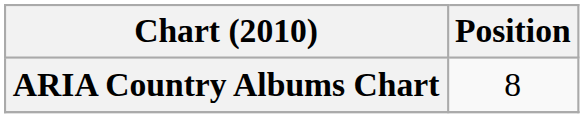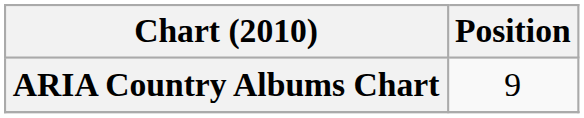(513, 84) 8 -> (513, 84) 9
